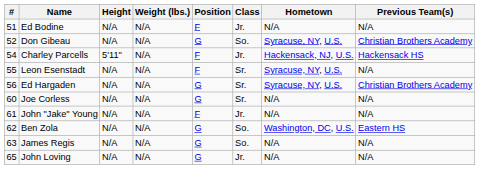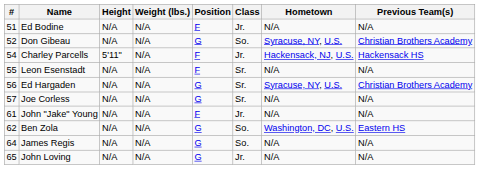(303, 70) Syracuse, NY, U.S. -> (272, 70) N/A
(12, 99) 60 -> (12, 99) 57
(12, 143) 63 -> (12, 143) 64
